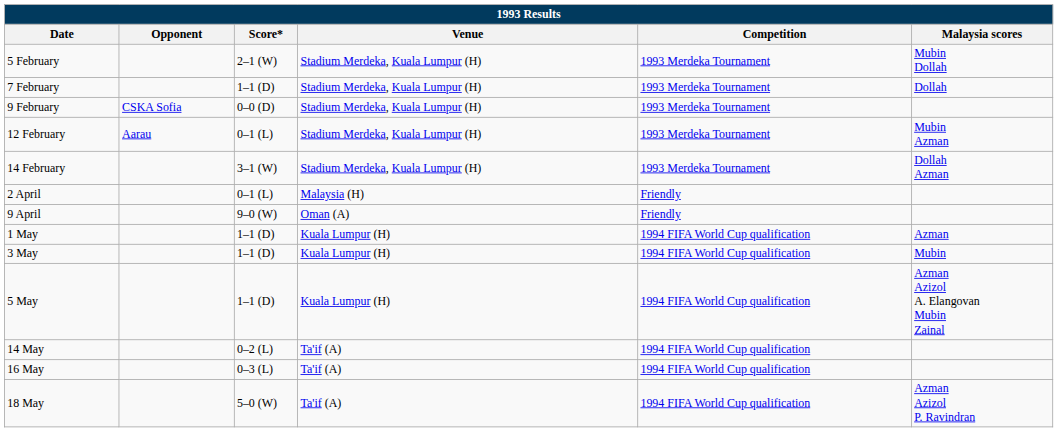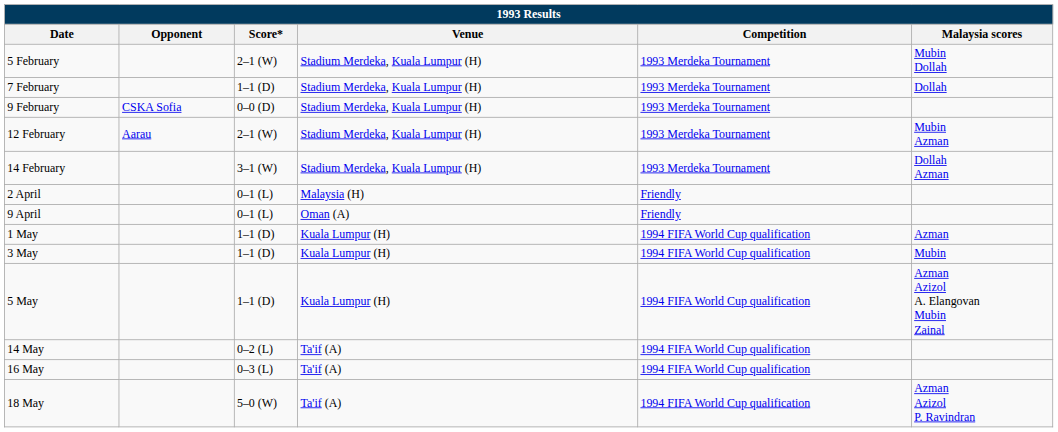(255, 134) 0–1 (L) -> (257, 134) 2–1 (W)
(257, 214) 9–0 (W) -> (255, 214) 0–1 (L)
